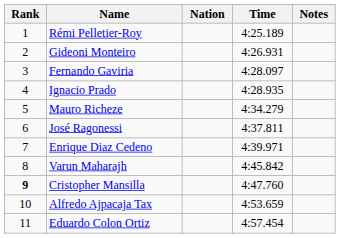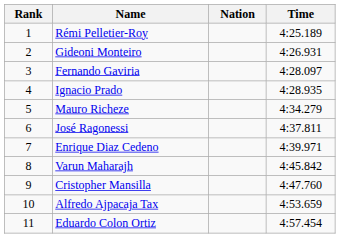- column: (314, 14)
(25, 185) bold -> (28, 185) normal
